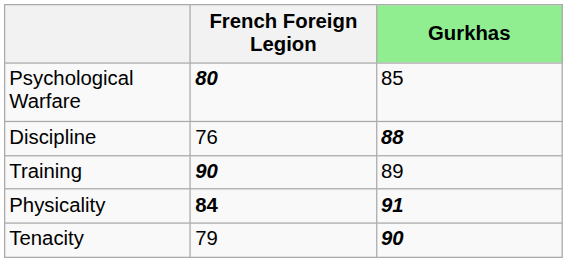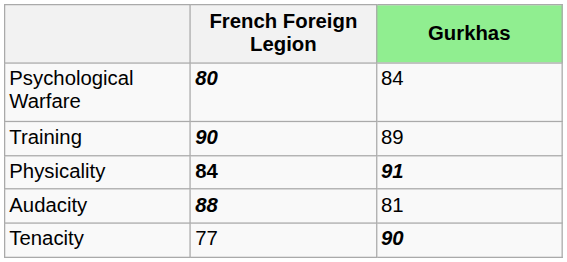(392, 78) 85 -> (392, 78) 84
- row: (53, 137)
+ row: (48, 205)
(206, 239) 79 -> (206, 239) 77
